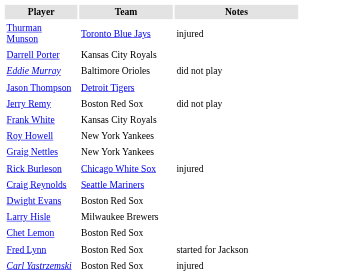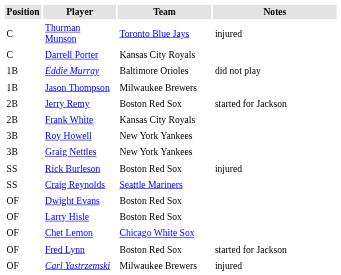+ column: (23, 12)
(108, 87) Detroit Tigers -> (158, 87) Milwaukee Brewers
(199, 104) did not play -> (251, 104) started for Jackson
(119, 168) Chicago White Sox -> (151, 168) Boston Red Sox
(120, 217) Milwaukee Brewers -> (151, 217) Boston Red Sox
(112, 233) Boston Red Sox -> (157, 233) Chicago White Sox
(112, 266) Boston Red Sox -> (158, 266) Milwaukee Brewers
